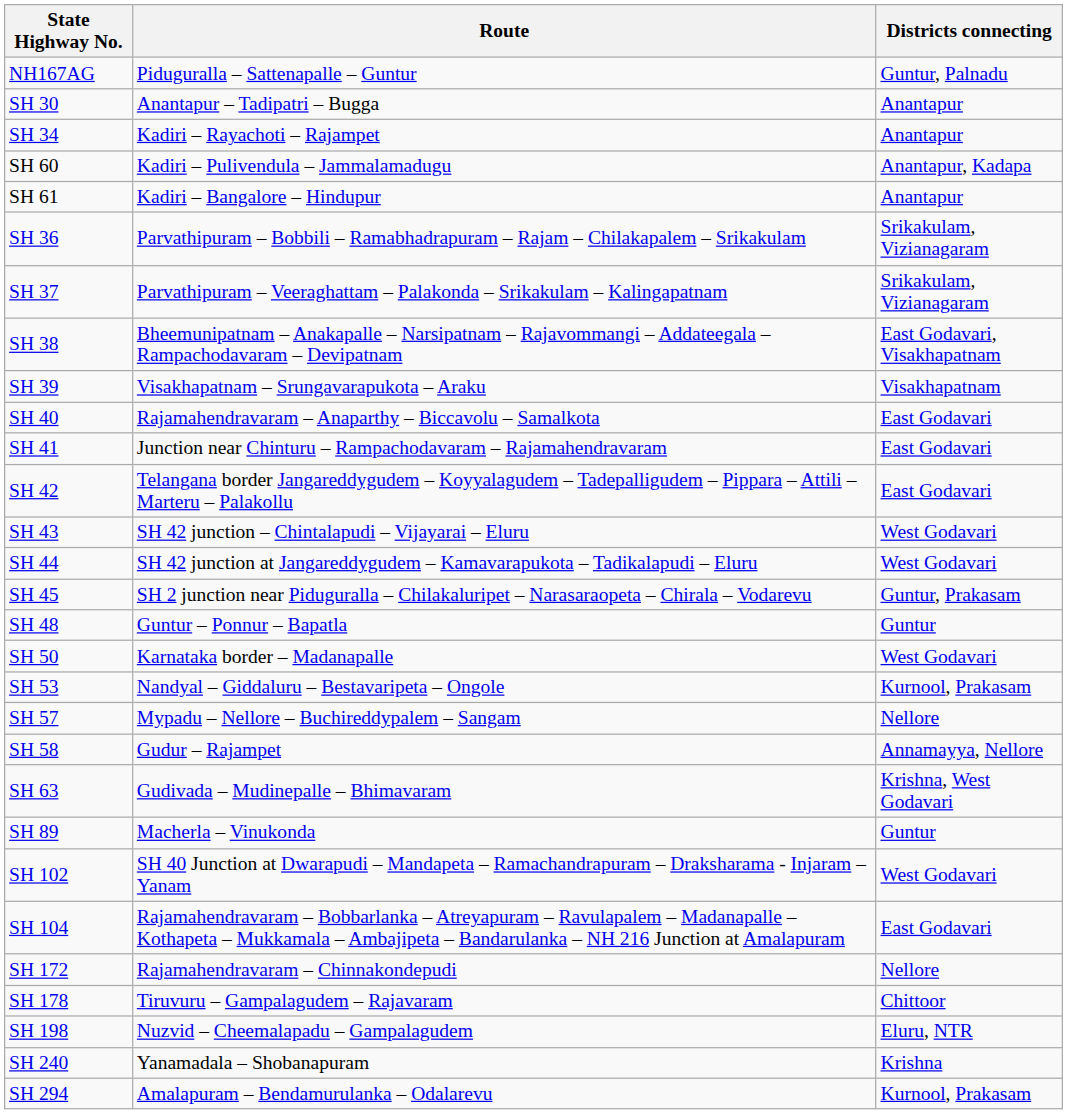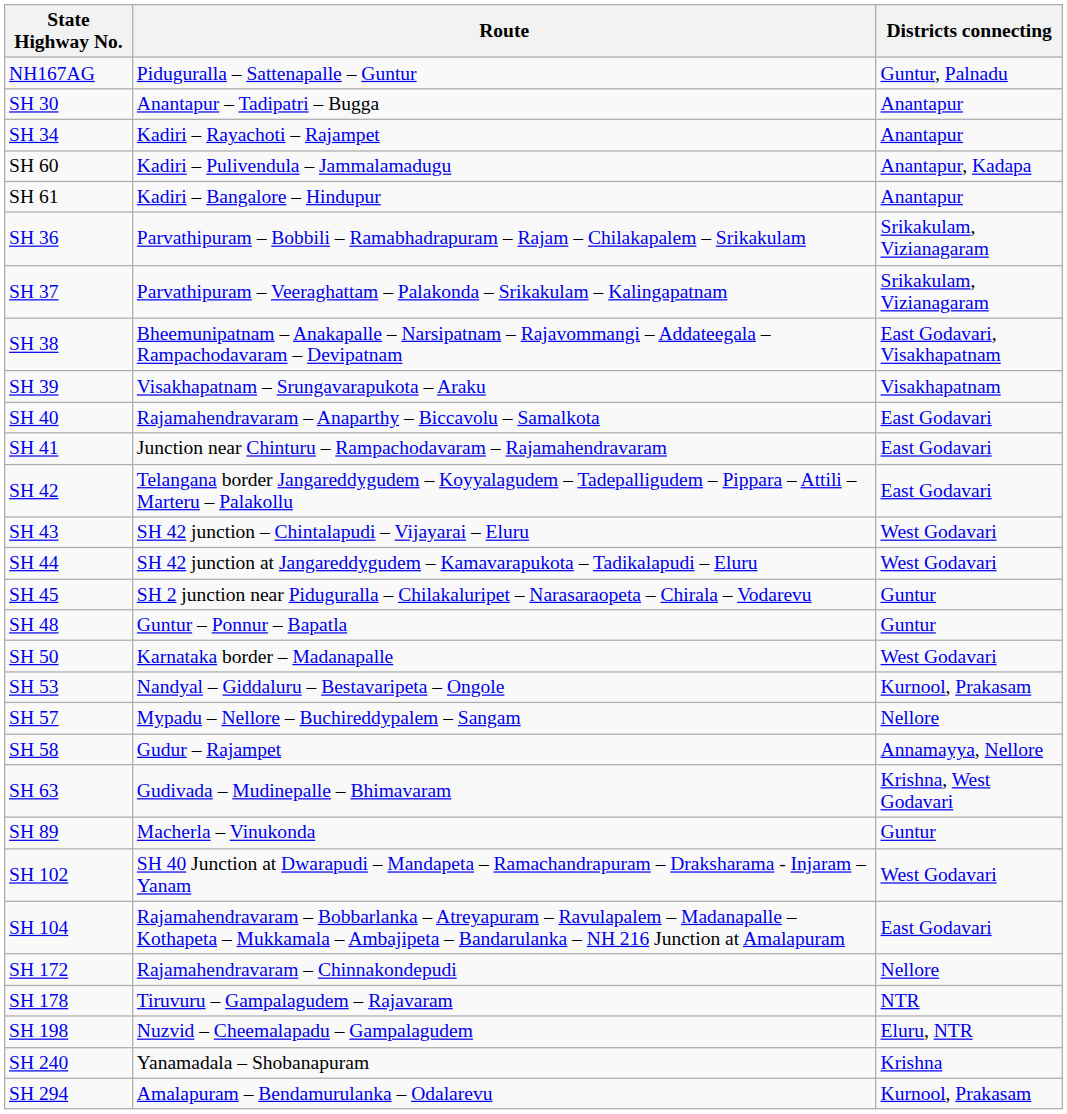(951, 594) Guntur, Prakasam -> (908, 594) Guntur
(913, 1000) Chittoor -> (900, 1000) NTR
